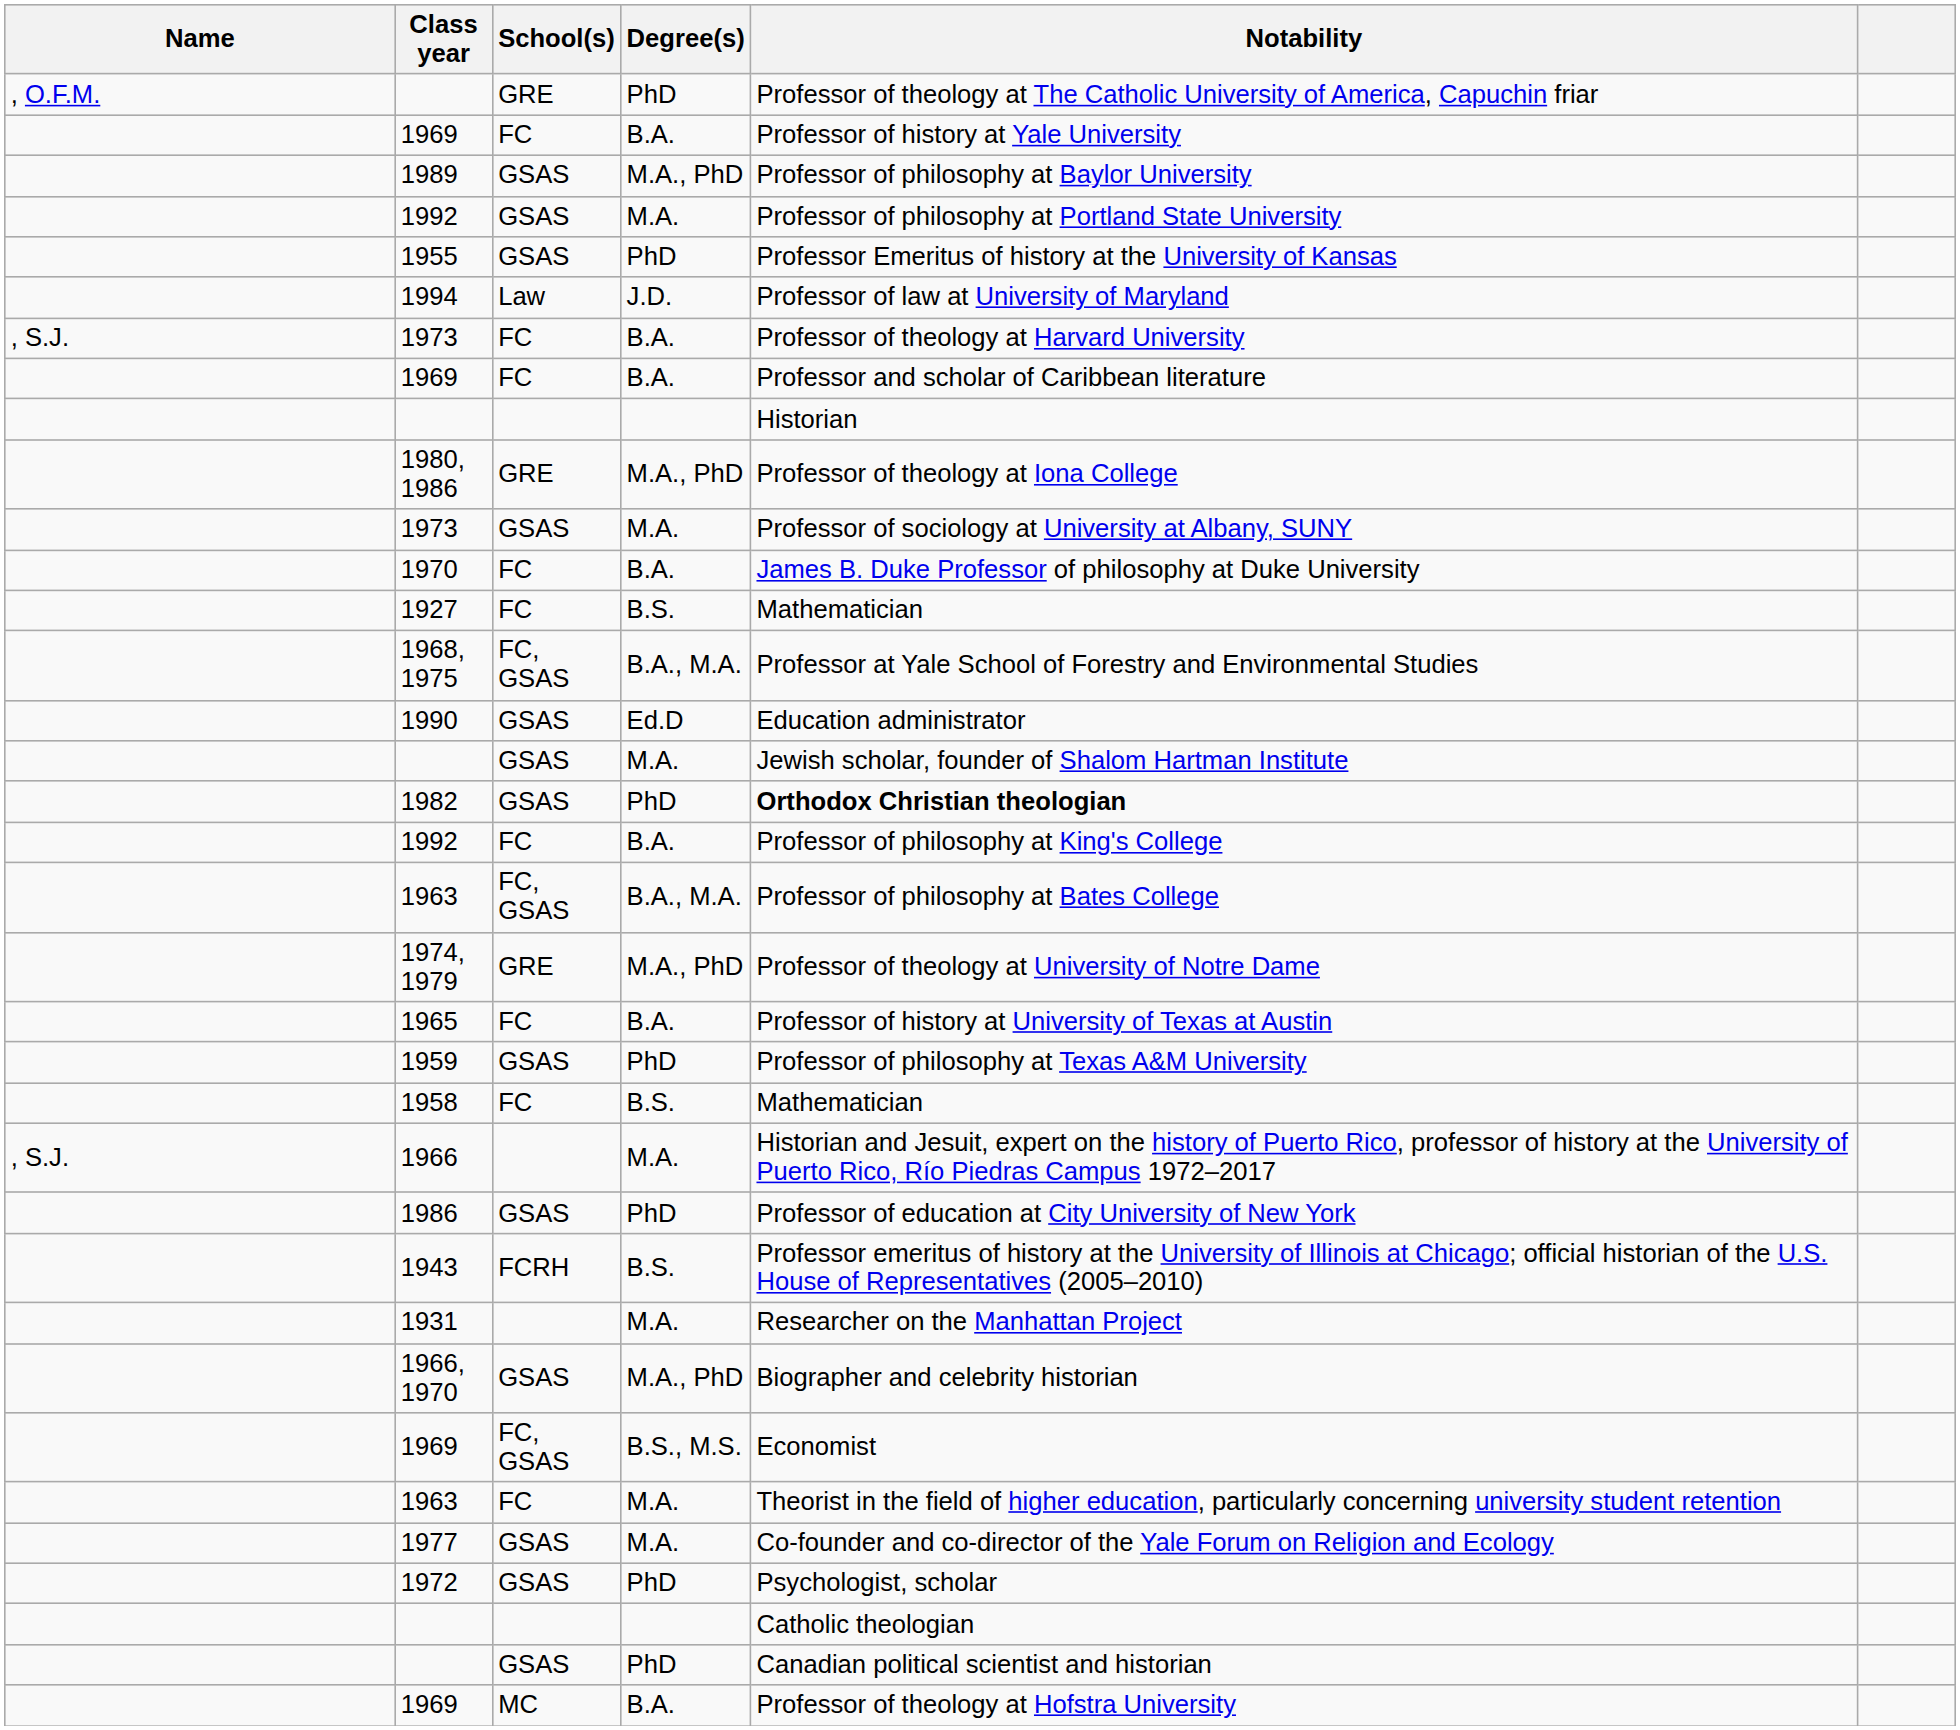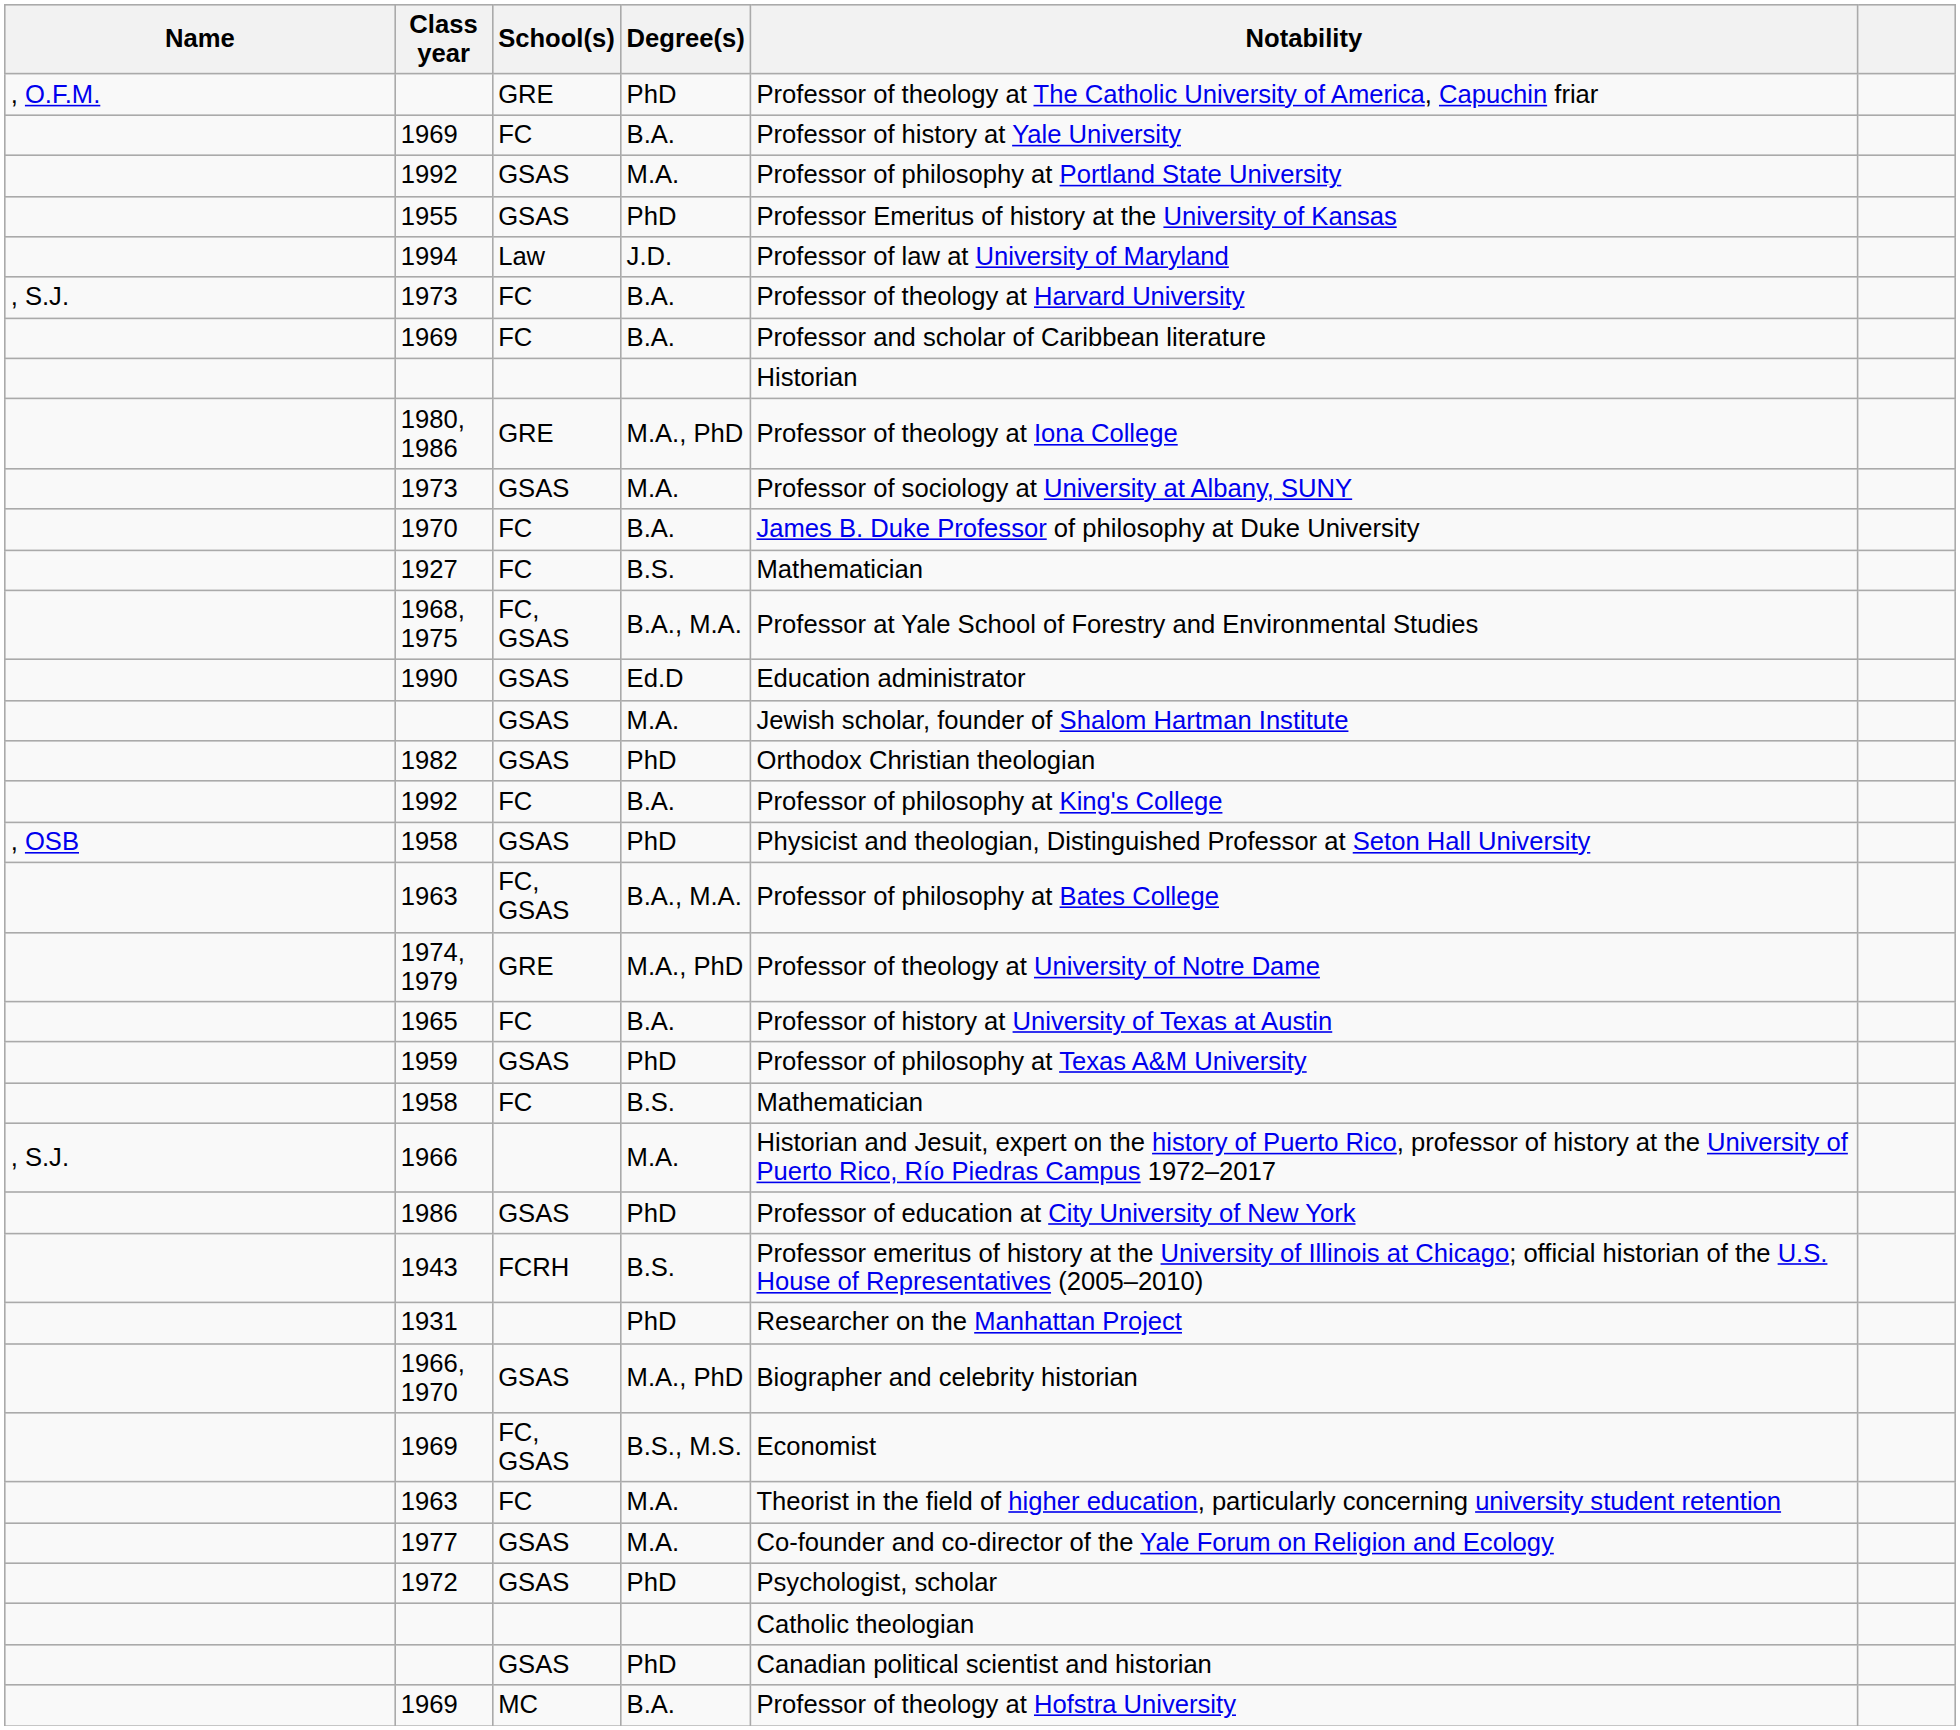- row: (429, 175)
(941, 801) bold -> (926, 760) normal
+ row: (429, 842)
(653, 1322) M.A. -> (651, 1322) PhD
